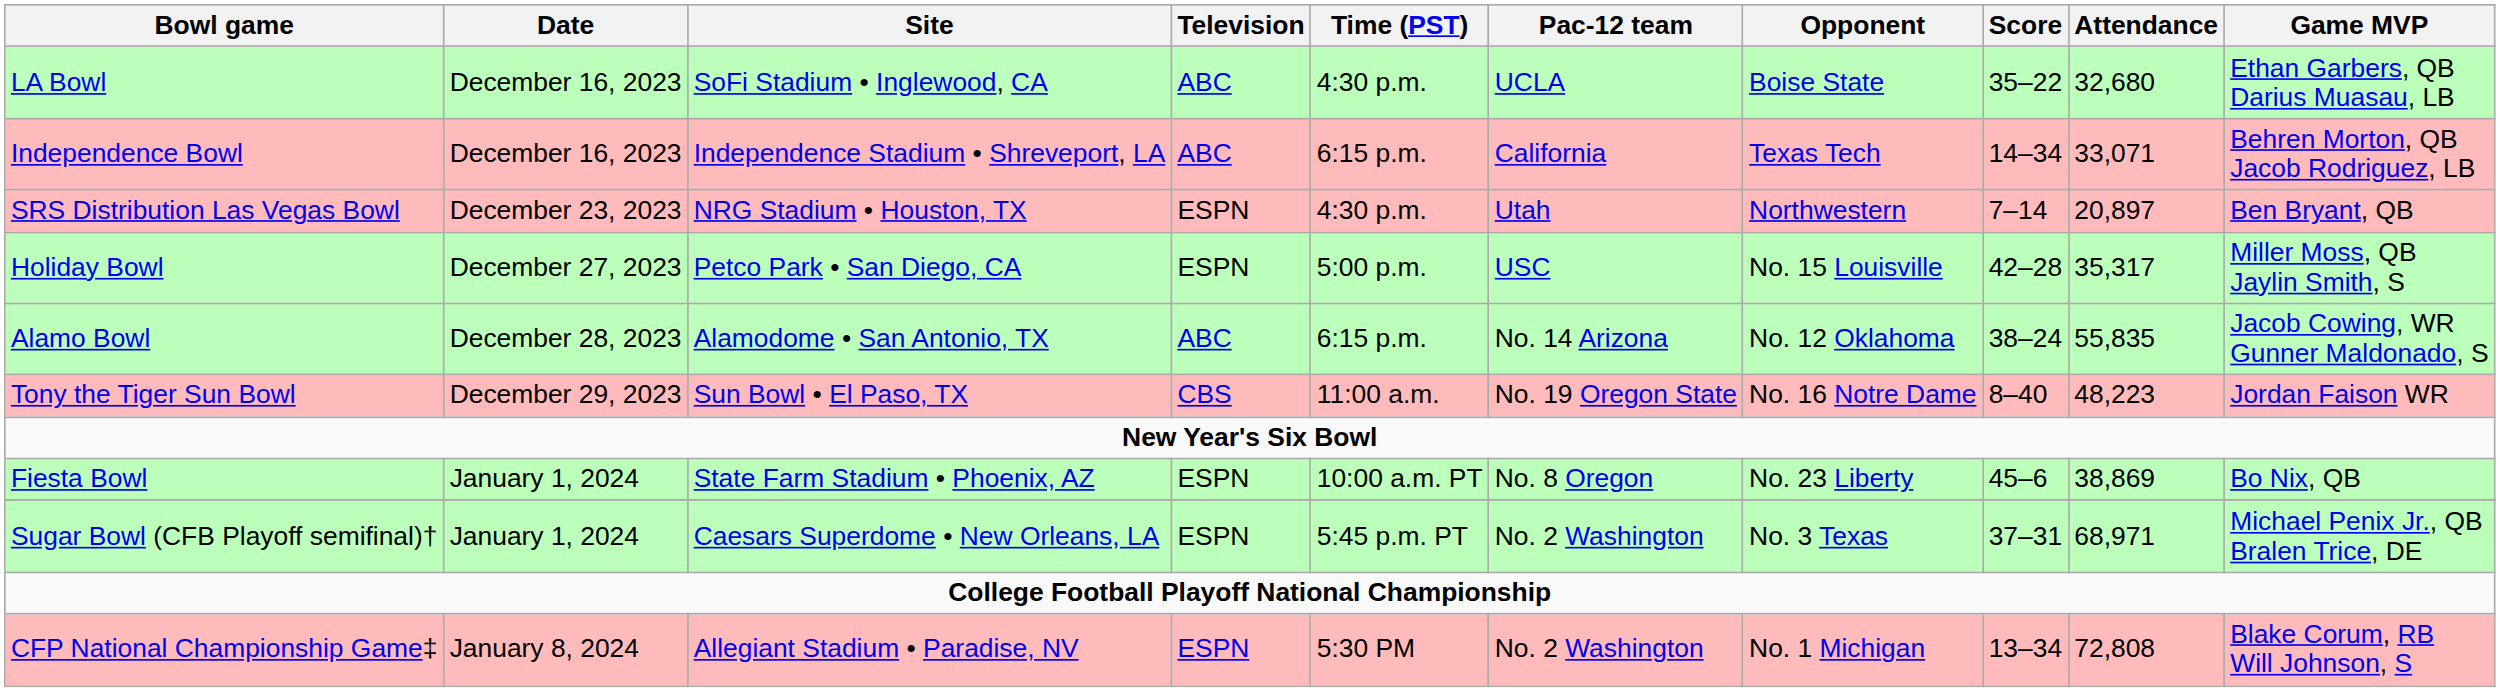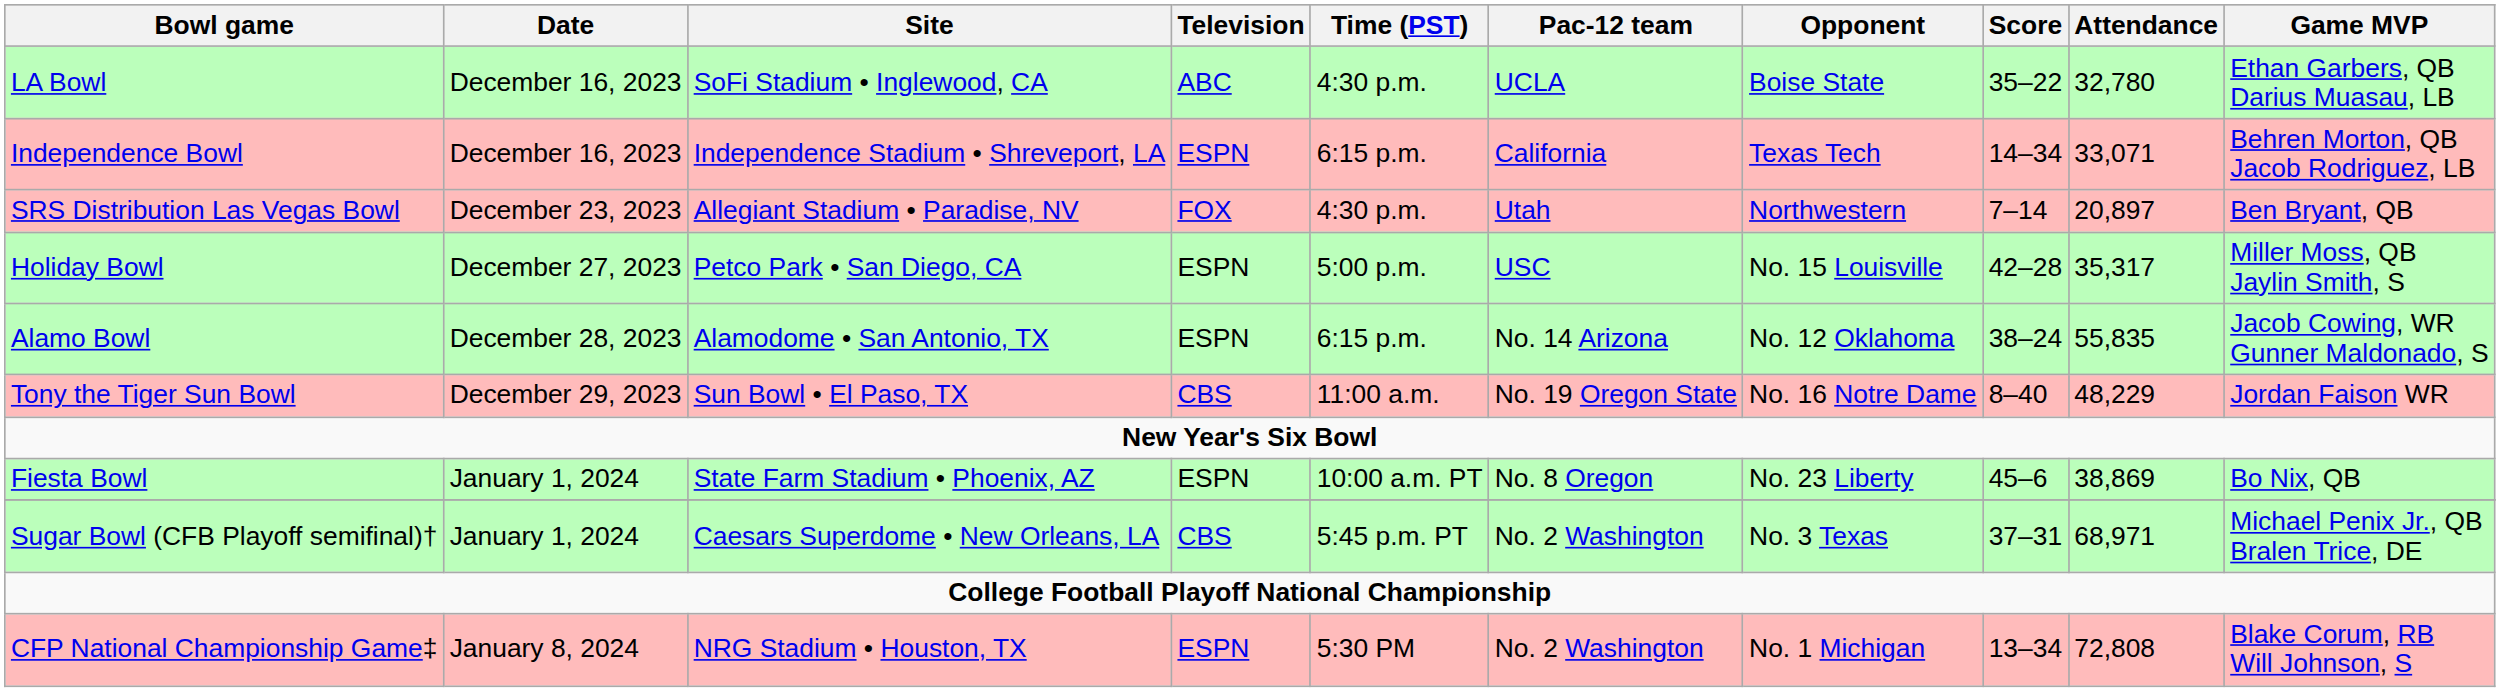(2115, 82) 32,680 -> (2115, 82) 32,780
(1205, 153) ABC -> (1213, 153) ESPN
(860, 210) NRG Stadium • Houston, TX -> (886, 210) Allegiant Stadium • Paradise, NV
(1213, 210) ESPN -> (1205, 210) FOX
(1205, 338) ABC -> (1213, 338) ESPN
(2115, 395) 48,223 -> (2115, 395) 48,229
(1213, 535) ESPN -> (1205, 535) CBS
(886, 649) Allegiant Stadium • Paradise, NV -> (860, 649) NRG Stadium • Houston, TX
